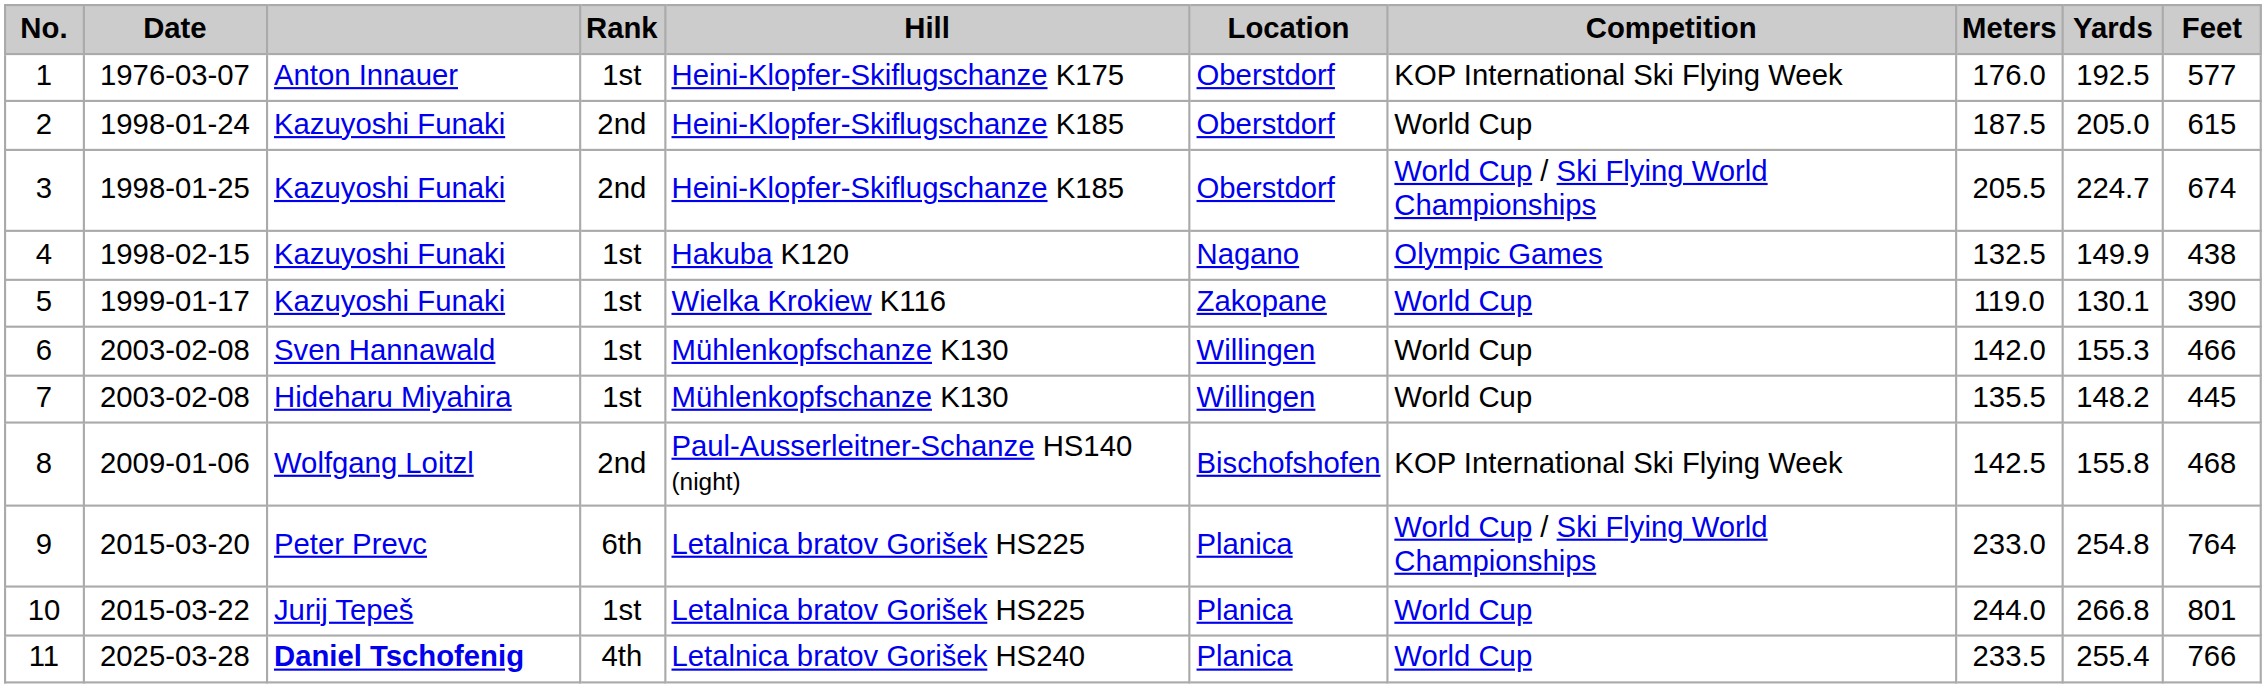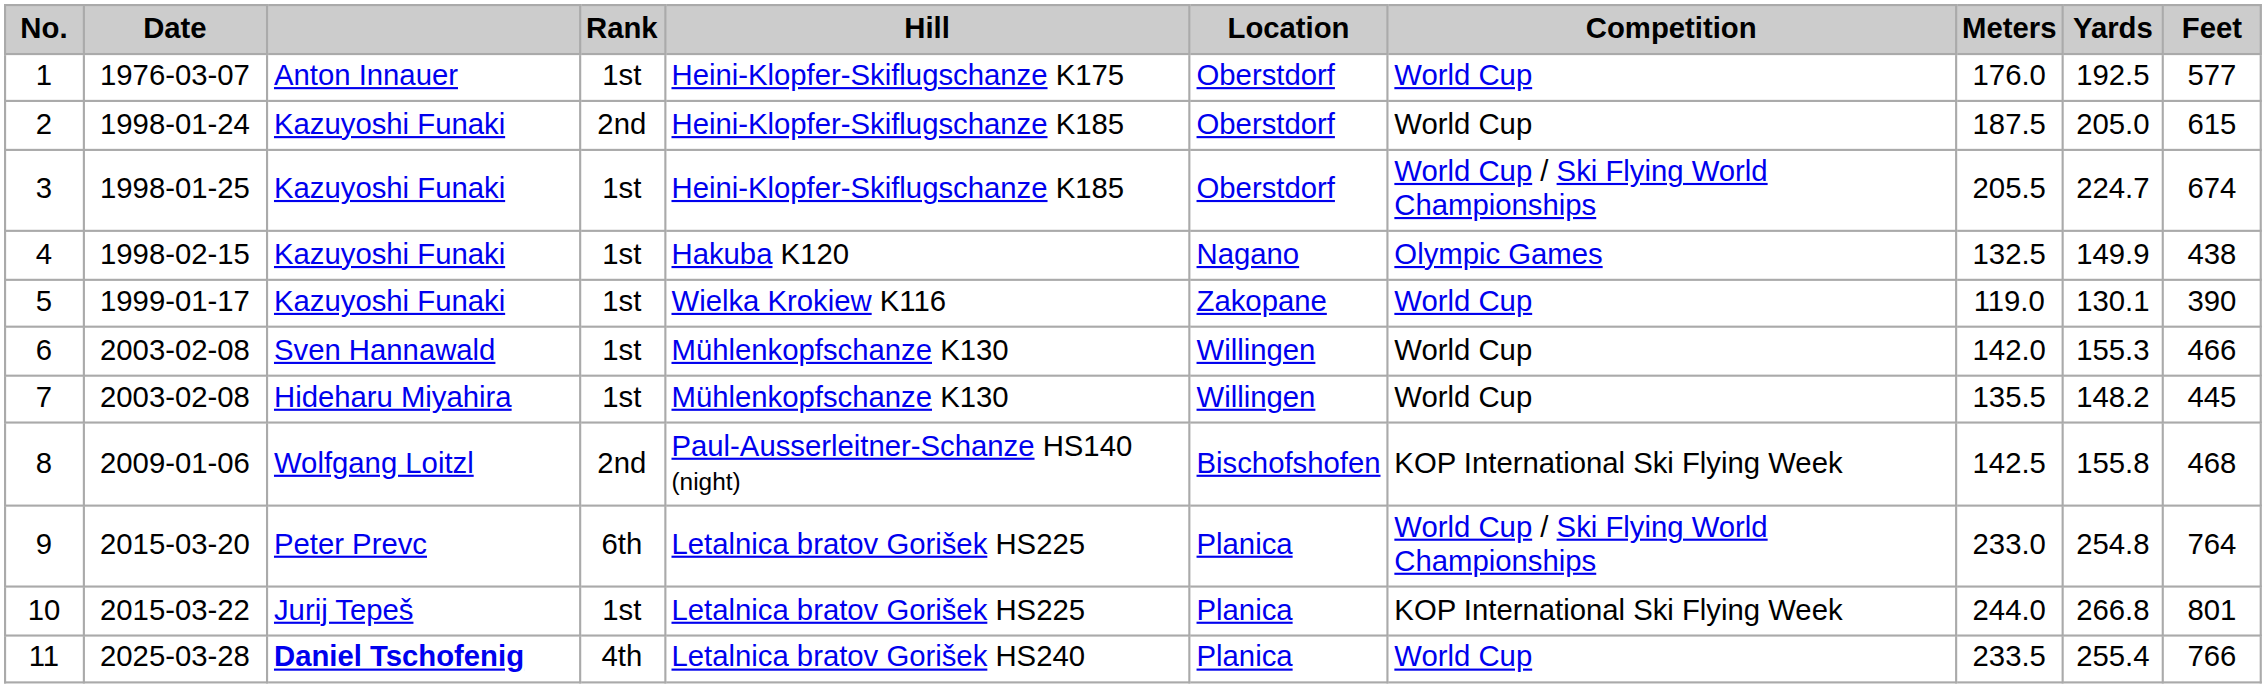(1618, 76) KOP International Ski Flying Week -> (1463, 76) World Cup
(622, 189) 2nd -> (622, 189) 1st
(1463, 609) World Cup -> (1618, 609) KOP International Ski Flying Week
